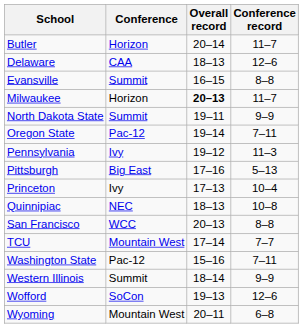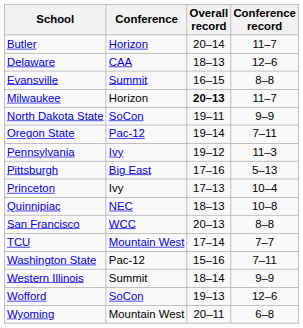(128, 116) Summit -> (126, 116) SoCon
